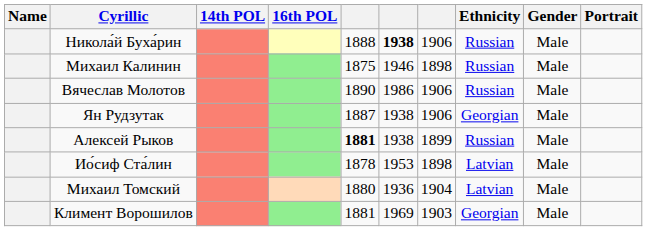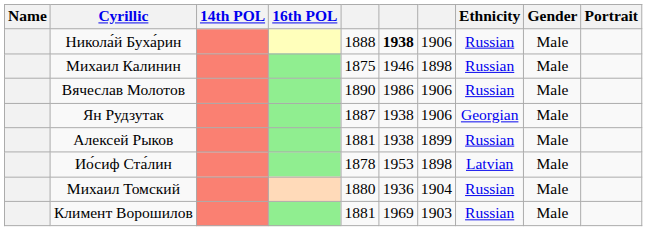(360, 139) bold -> (360, 139) normal
(490, 189) Latvian -> (490, 189) Russian
(490, 213) Georgian -> (490, 213) Russian
